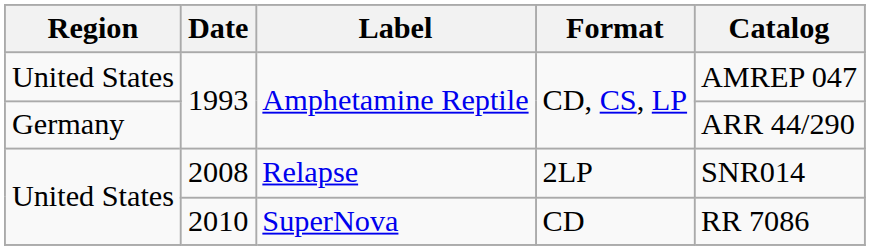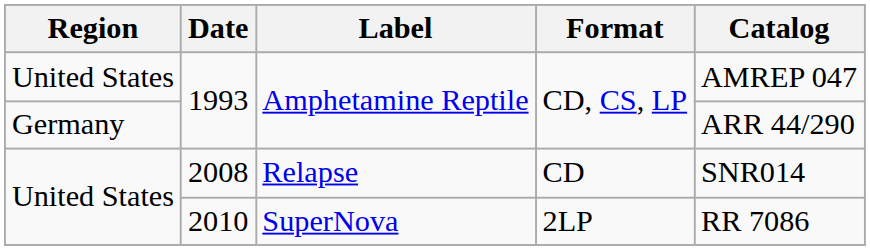(568, 172) 2LP -> (564, 172) CD
(564, 220) CD -> (568, 220) 2LP
